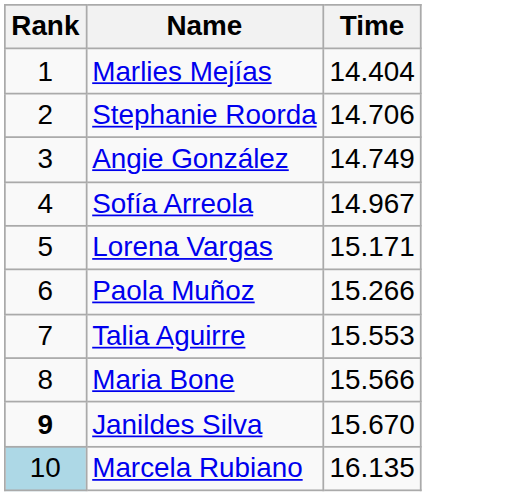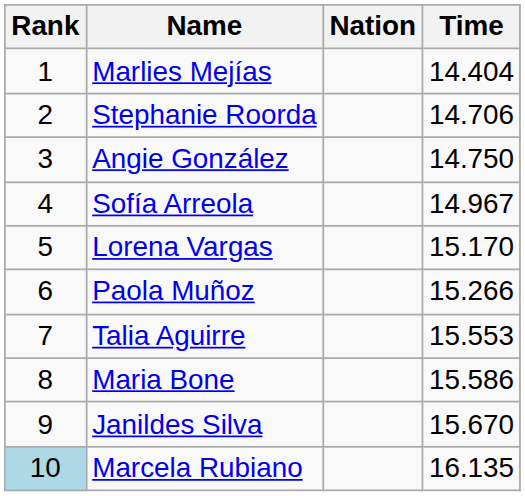+ column: (373, 26)
(372, 159) 14.749 -> (471, 159) 14.750
(372, 247) 15.171 -> (471, 247) 15.170
(372, 379) 15.566 -> (471, 379) 15.586
(45, 423) bold -> (45, 423) normal
